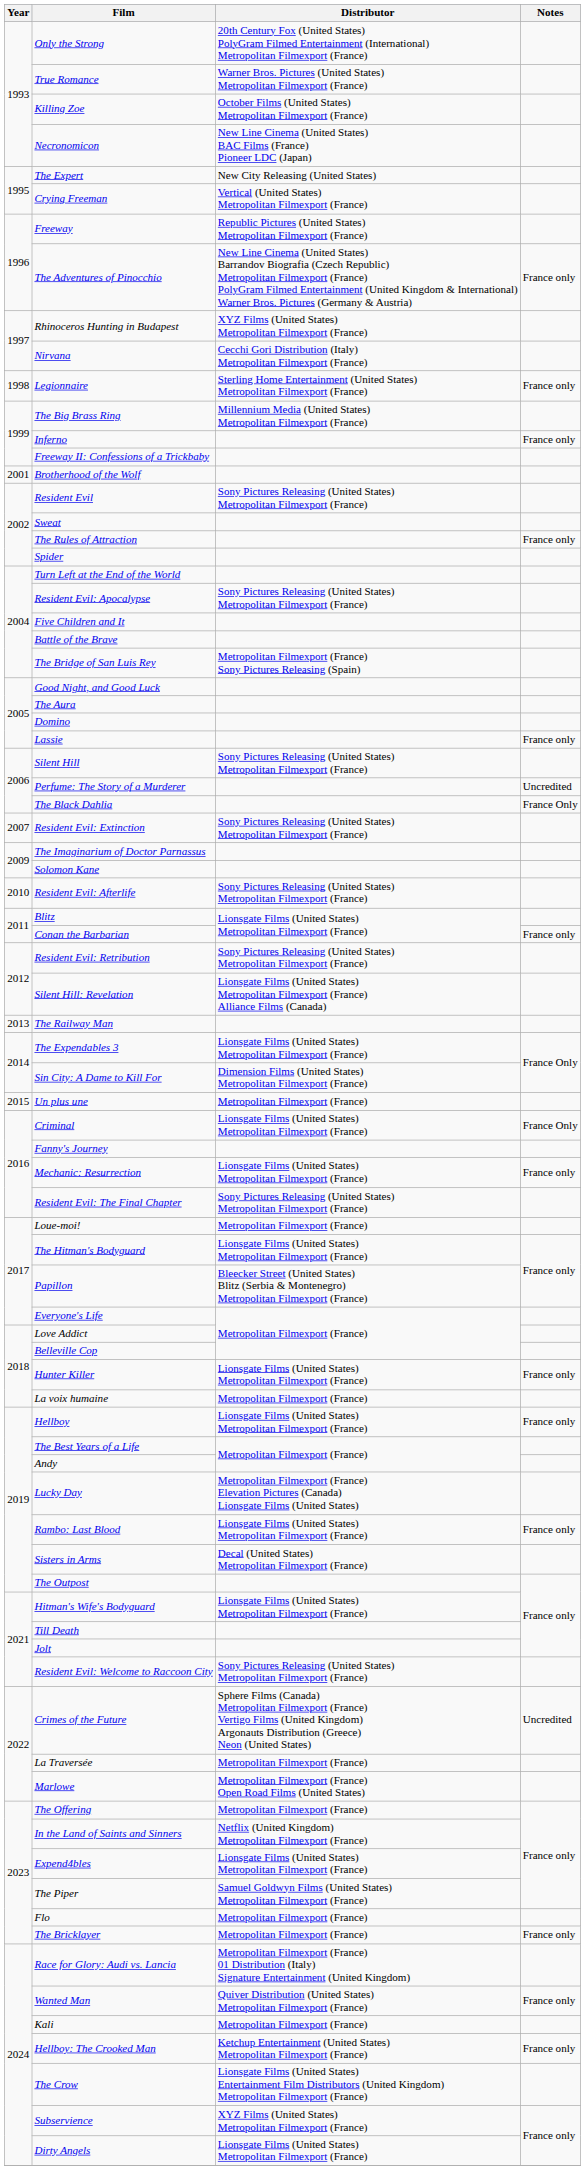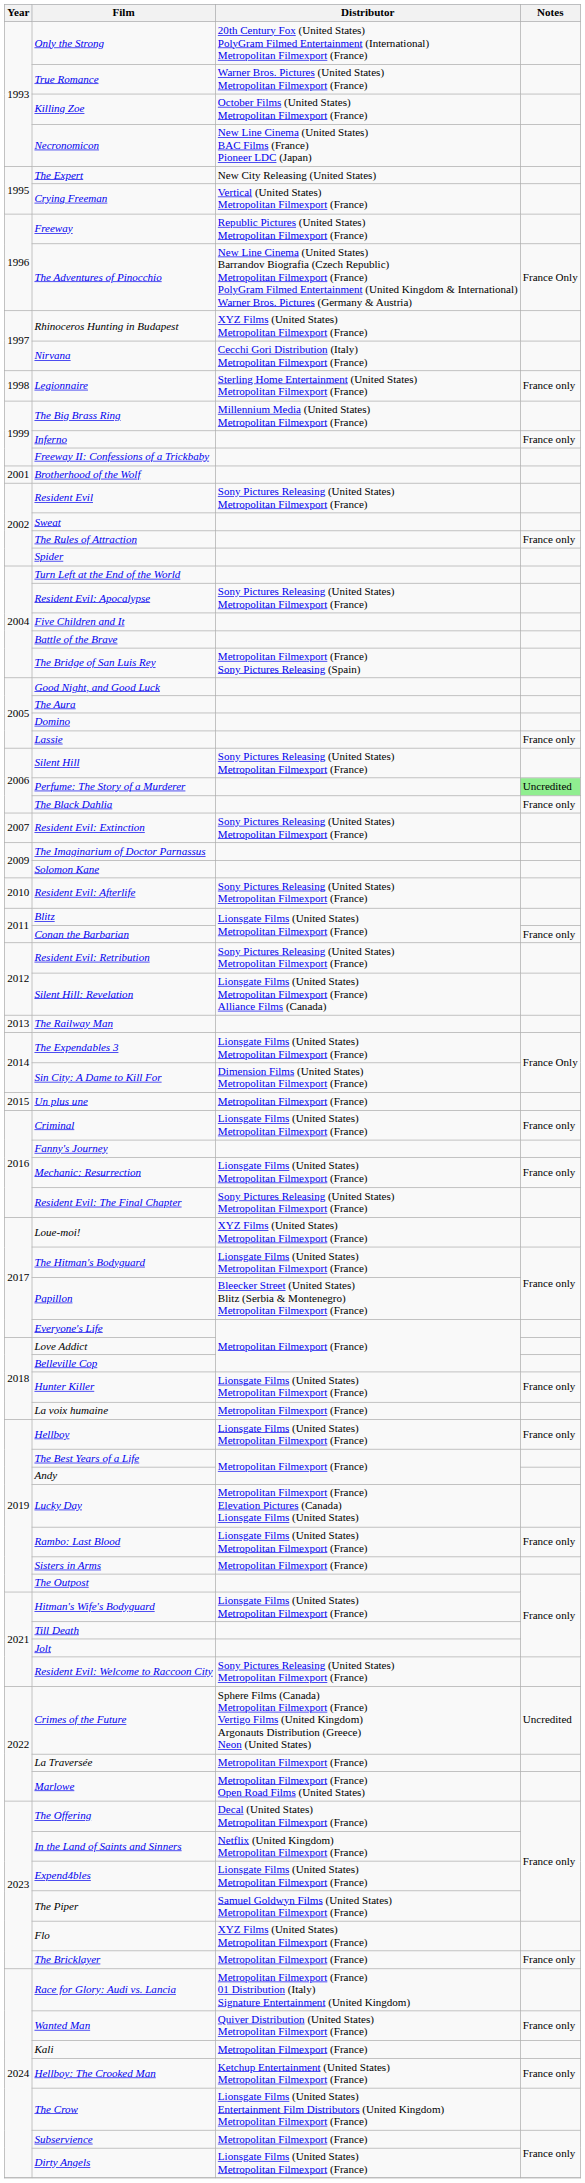(549, 277) France only -> (550, 277) France Only
(547, 786) no background -> (547, 786) lightgreen background
(550, 804) France Only -> (549, 804) France only
(550, 1125) France Only -> (549, 1125) France only
(293, 1226) Metropolitan Filmexport (France) -> (293, 1232) XYZ Films (United States) Metropolitan Filmexport (France)
(293, 1559) Decal (United States) Metropolitan Filmexport (France) -> (293, 1565) Metropolitan Filmexport (France)
(293, 1810) Metropolitan Filmexport (France) -> (293, 1816) Decal (United States) Metropolitan Filmexport (France)
(293, 1917) Metropolitan Filmexport (France) -> (293, 1936) XYZ Films (United States) Metropolitan Filmexport (France)
(293, 2120) XYZ Films (United States) Metropolitan Filmexport (France) -> (293, 2139) Metropolitan Filmexport (France)
